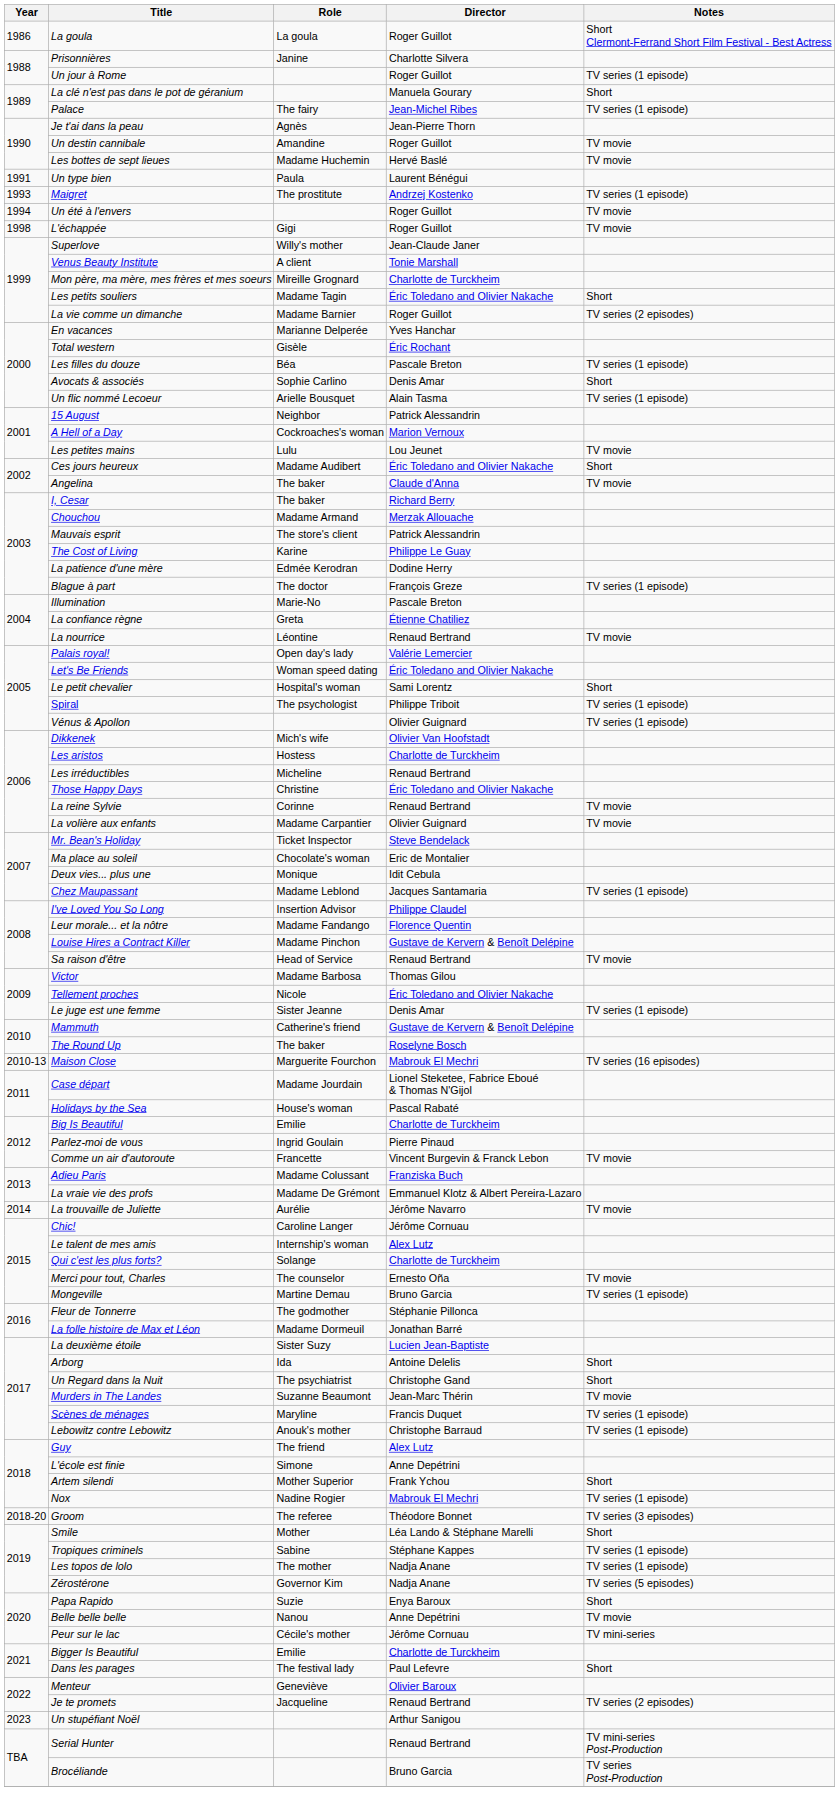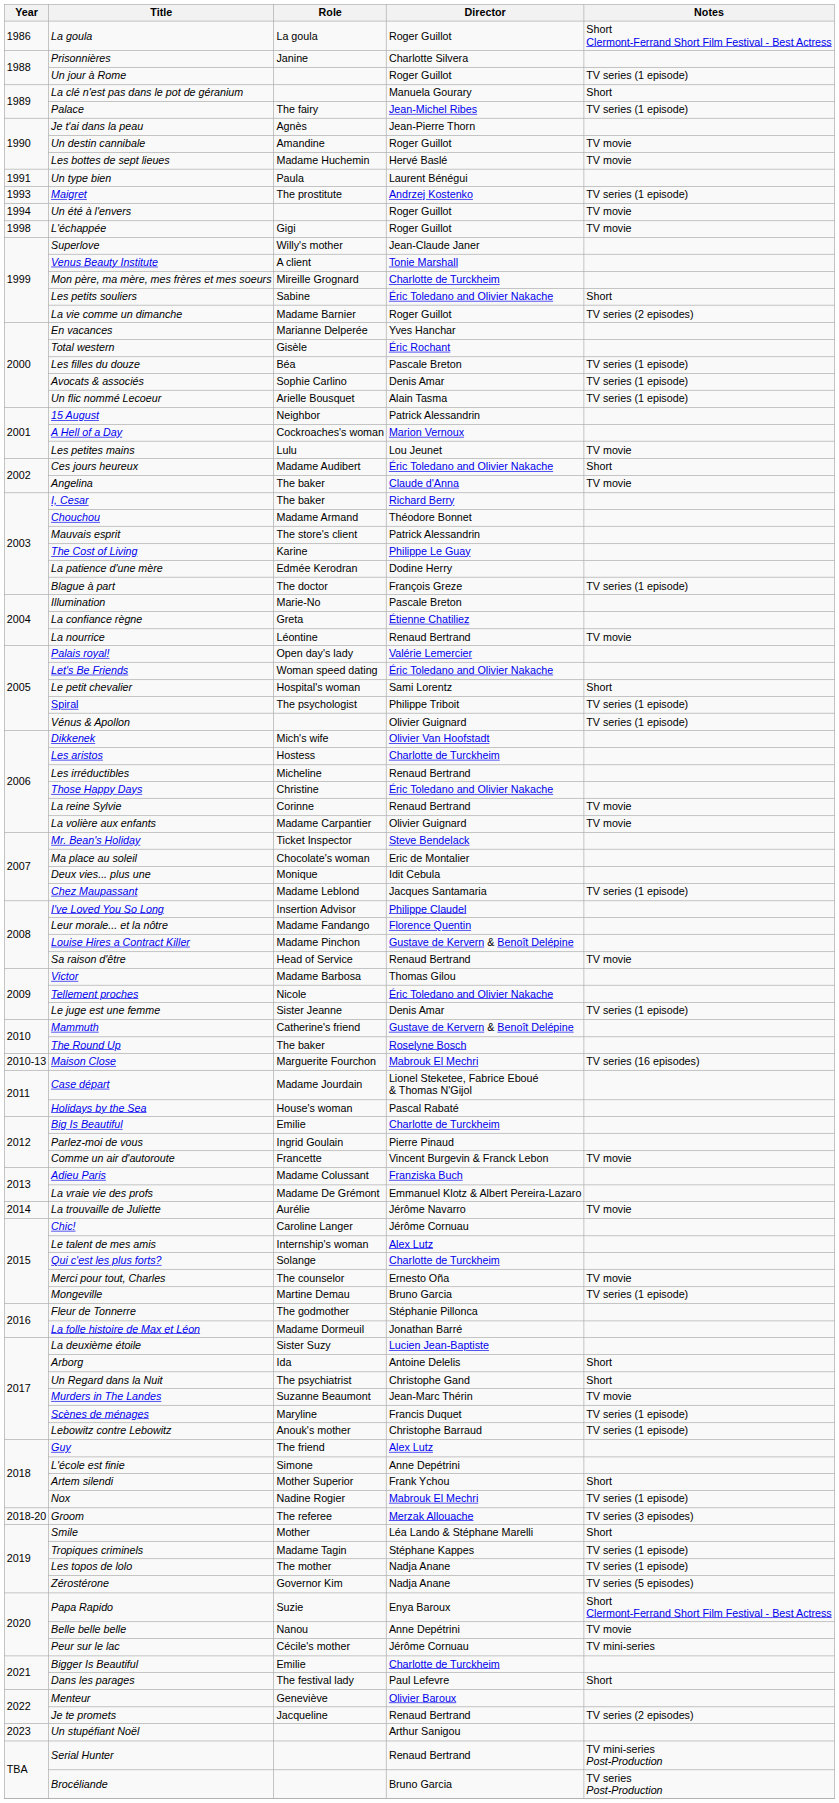(312, 297) Madame Tagin -> (293, 297) Sabine
(599, 382) Short -> (637, 382) TV series (1 episode)
(431, 518) Merzak Allouache -> (430, 518) Théodore Bonnet
(430, 1516) Théodore Bonnet -> (431, 1516) Merzak Allouache
(293, 1550) Sabine -> (312, 1550) Madame Tagin
(599, 1601) Short -> (709, 1607) Short Clermont-Ferrand Short Film Festival - Best Actress
